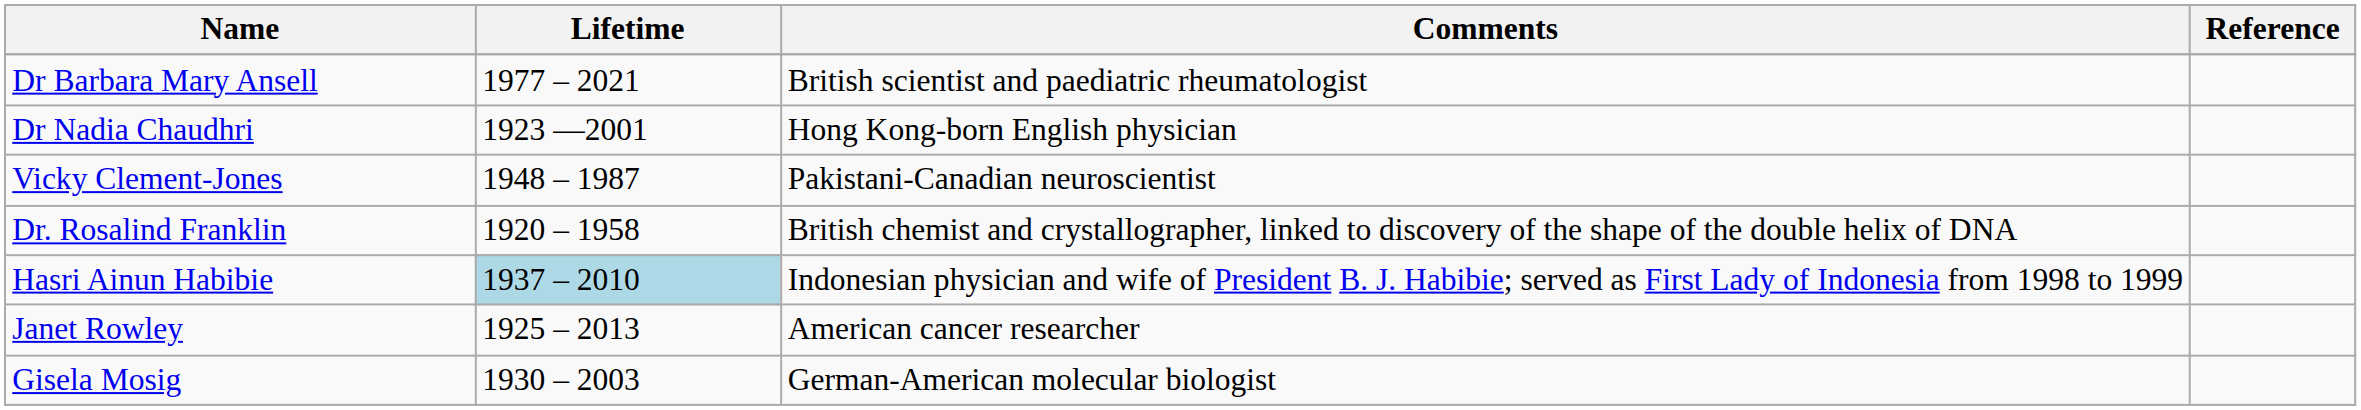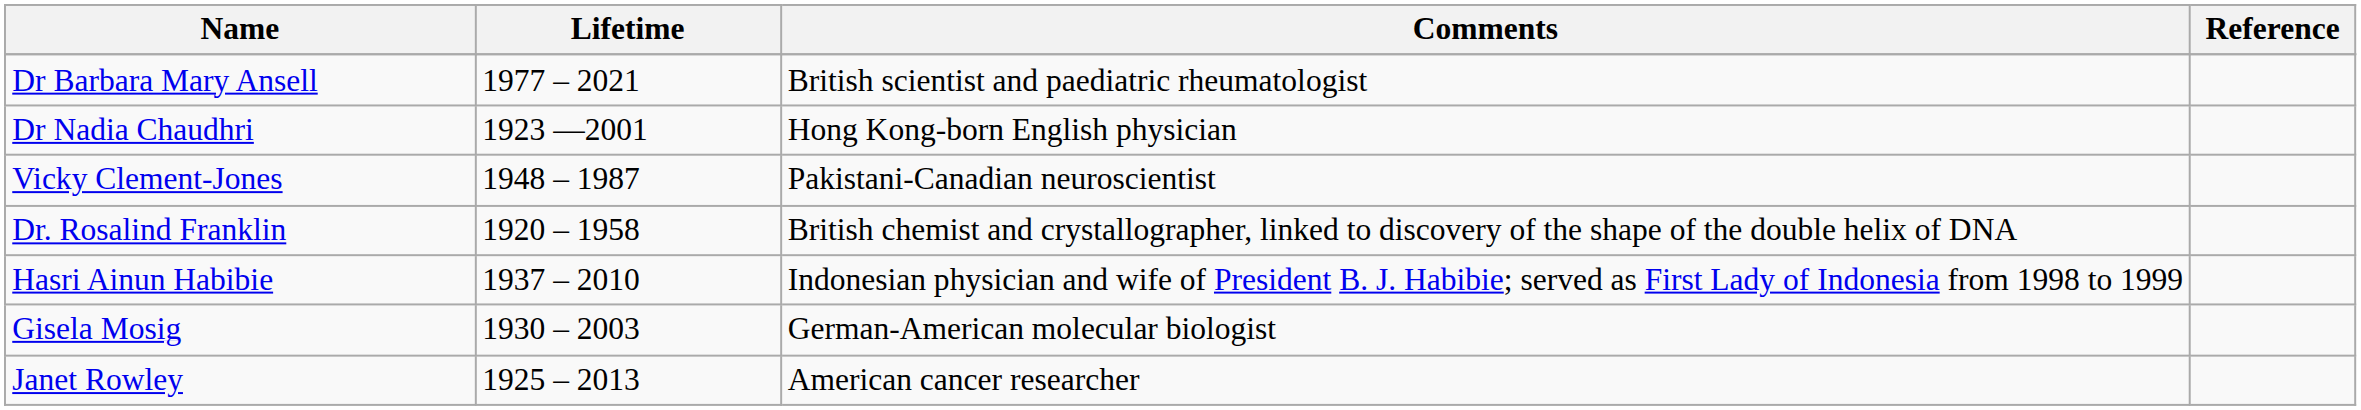(561, 279) lightblue background -> (561, 279) no background
rows swapped: (97, 379) <-> (98, 329)
